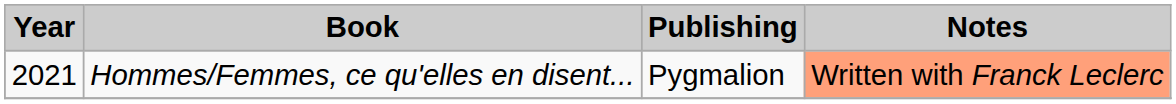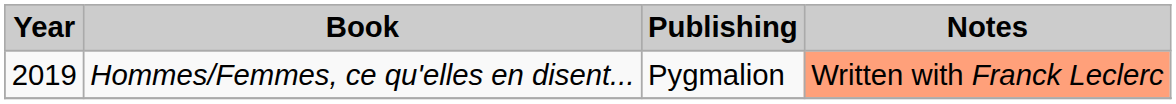(44, 74) 2021 -> (44, 74) 2019
